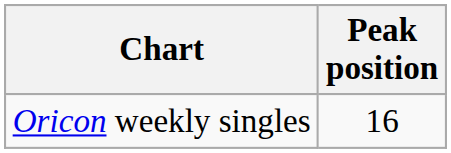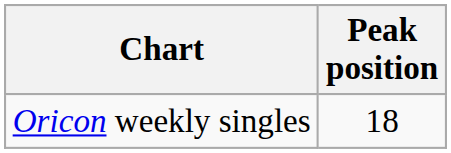(382, 120) 16 -> (382, 120) 18
